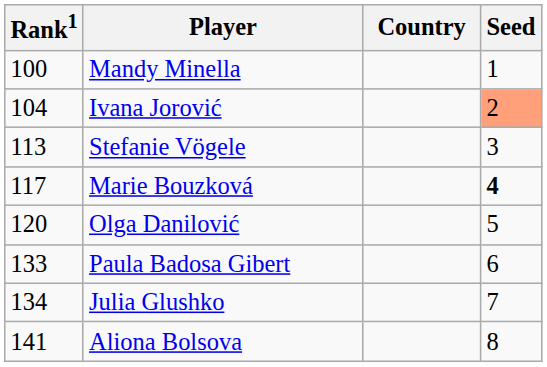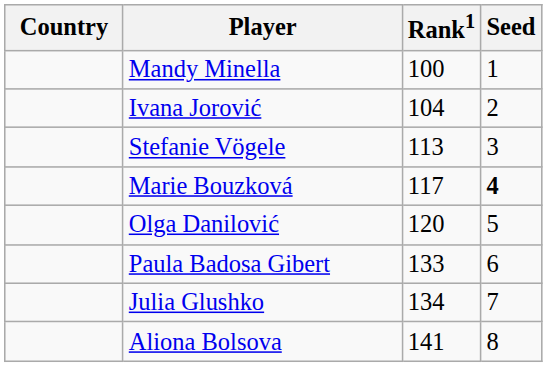columns swapped: (422, 27) <-> (44, 27)
(493, 108) lightsalmon background -> (493, 108) no background
